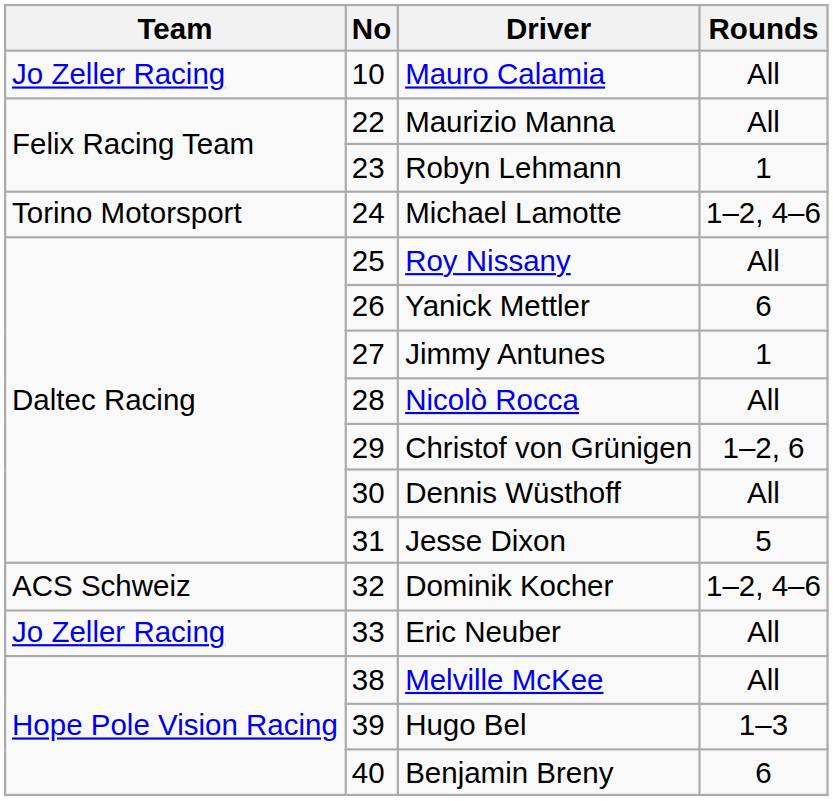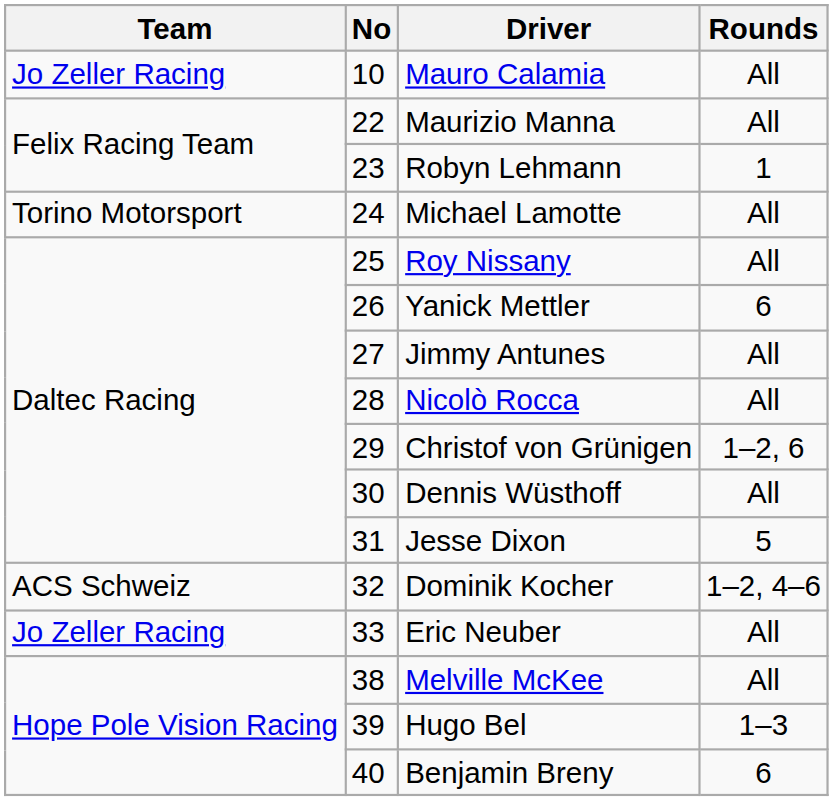(763, 214) 1–2, 4–6 -> (763, 214) All
(763, 354) 1 -> (763, 354) All
